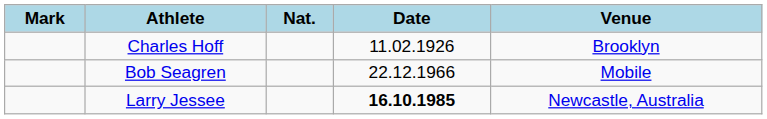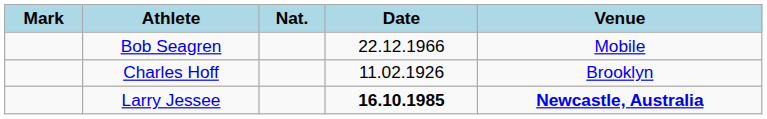rows swapped: (175, 46) <-> (175, 73)
(626, 101) normal -> (620, 101) bold
